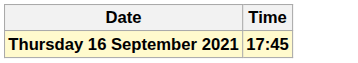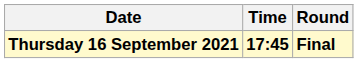+ column: (323, 17)
